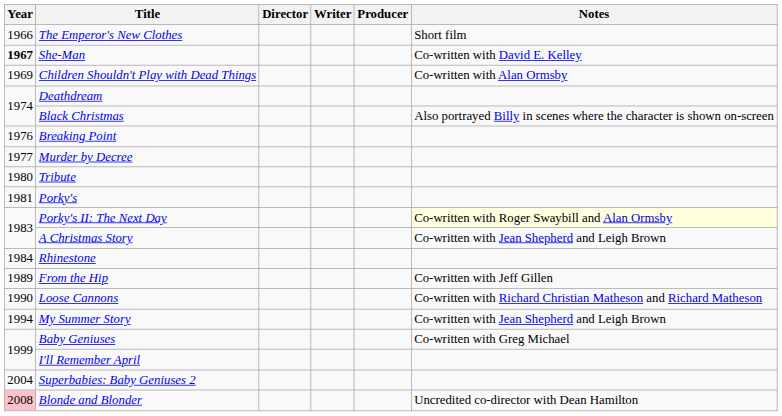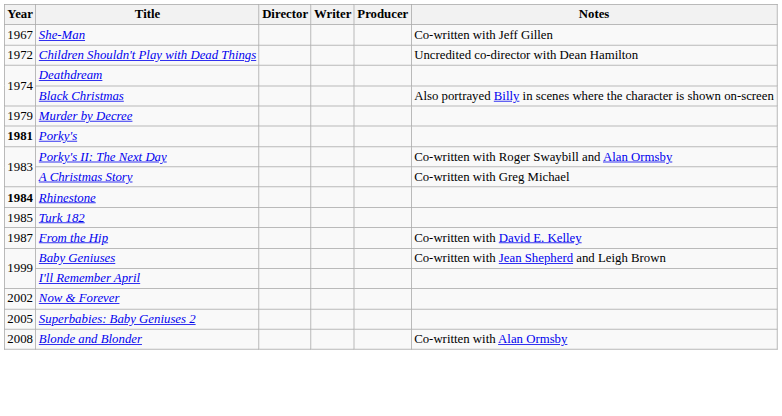- row: (111, 34)
(20, 55) bold -> (20, 34) normal
(498, 55) Co-written with David E. Kelley -> (484, 34) Co-written with Jeff Gillen
(20, 75) 1969 -> (20, 55) 1972
(491, 75) Co-written with Alan Ormsby -> (526, 55) Uncredited co-director with Dean Hamilton
- row: (78, 136)
(20, 156) 1977 -> (20, 116) 1979
- row: (57, 177)
(20, 197) normal -> (20, 136) bold
(543, 217) lightyellow background -> (543, 156) no background
(540, 237) Co-written with Jean Shepherd and Leigh Brown -> (492, 177) Co-written with Greg Michael
(20, 258) normal -> (20, 197) bold
+ row: (62, 217)
(20, 278) 1989 -> (20, 237) 1987
(484, 278) Co-written with Jeff Gillen -> (498, 237) Co-written with David E. Kelley
- row: (79, 298)
- row: (85, 319)
(492, 339) Co-written with Greg Michael -> (540, 258) Co-written with Jean Shepherd and Leigh Brown
+ row: (79, 298)
(20, 380) 2004 -> (20, 319) 2005
(20, 400) pink background -> (20, 339) no background
(526, 400) Uncredited co-director with Dean Hamilton -> (491, 339) Co-written with Alan Ormsby
